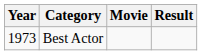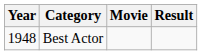(22, 38) 1973 -> (22, 38) 1948
